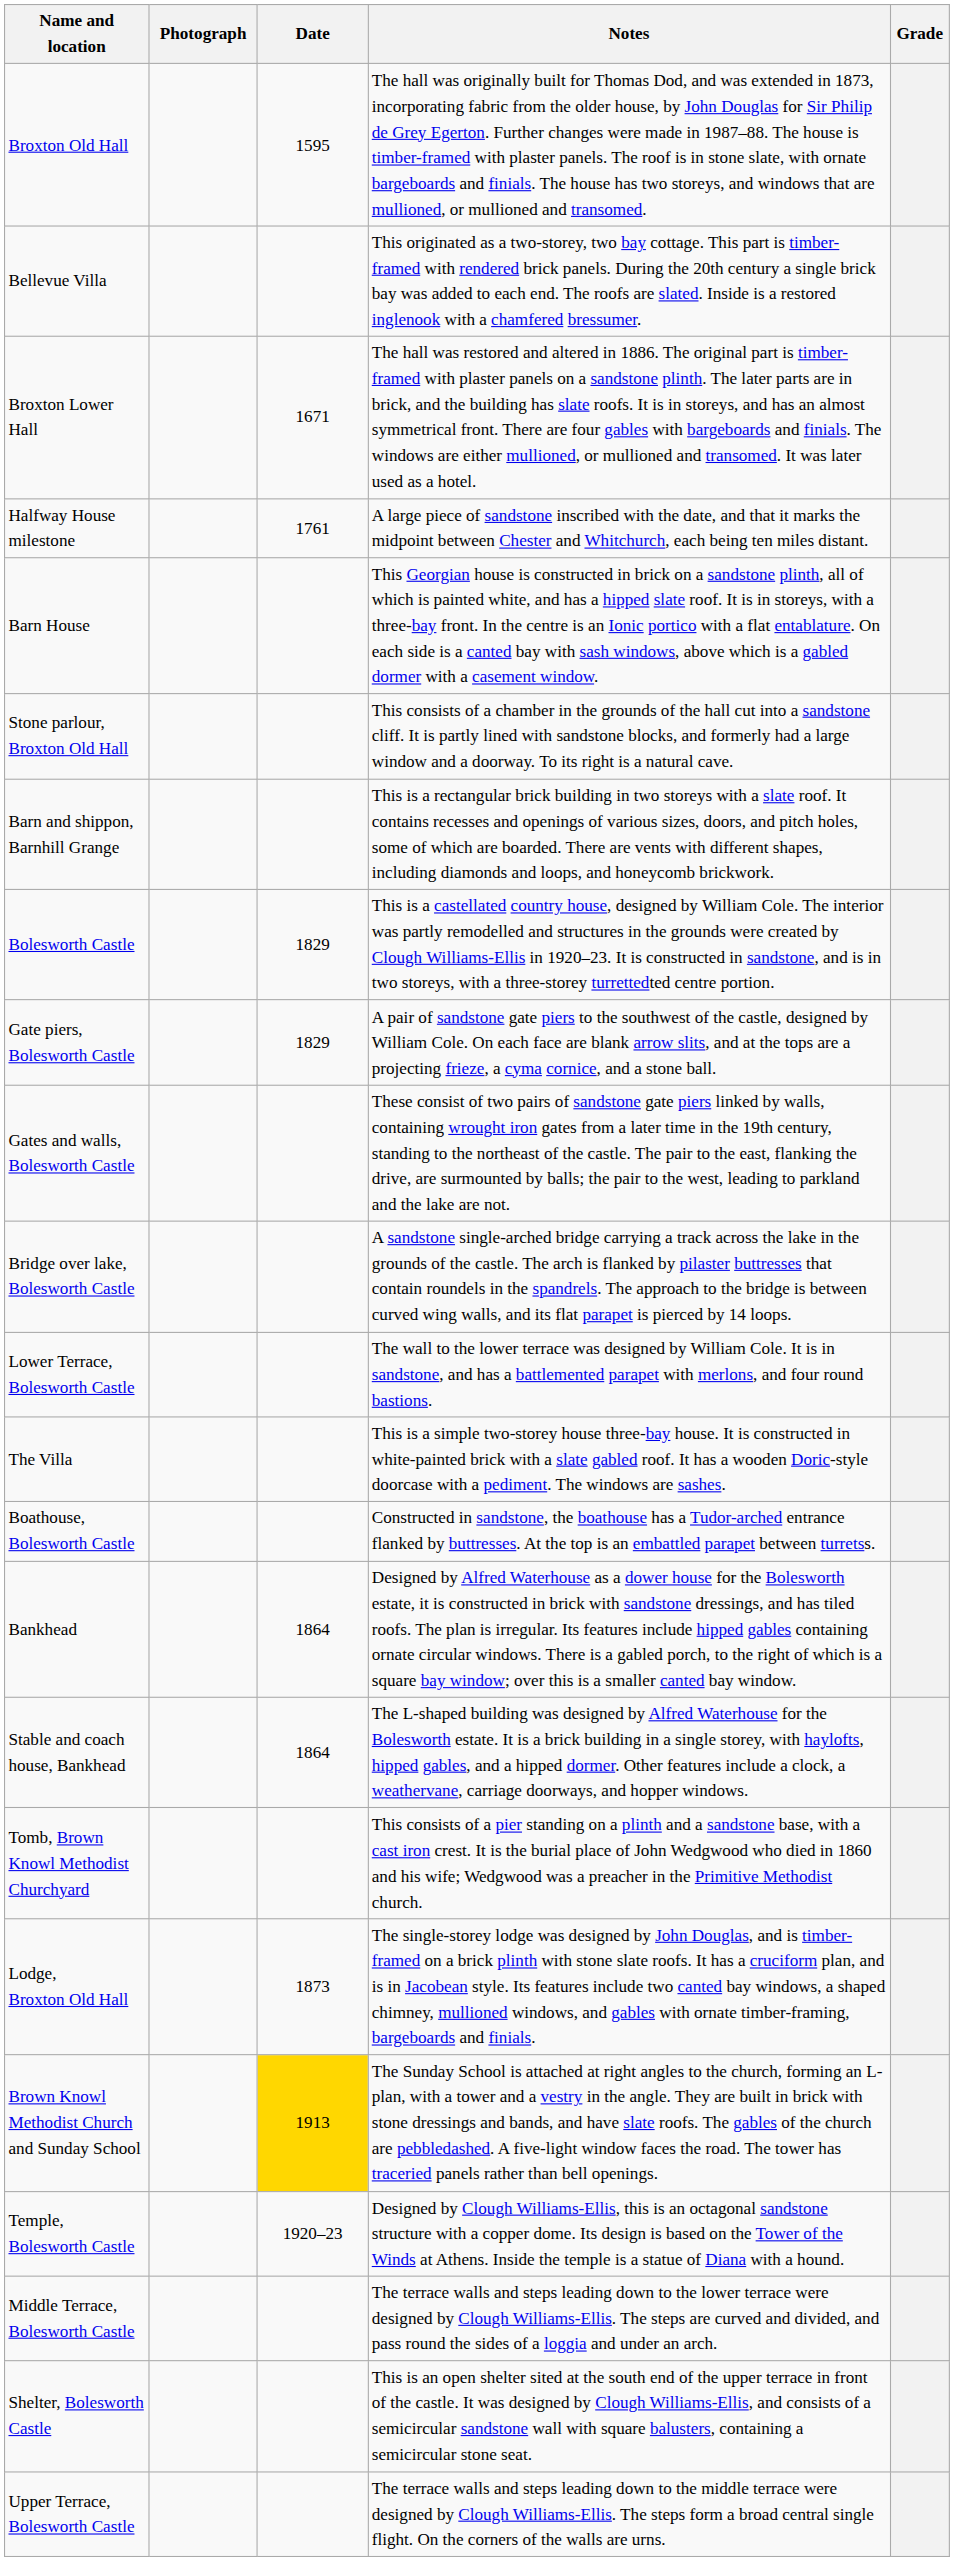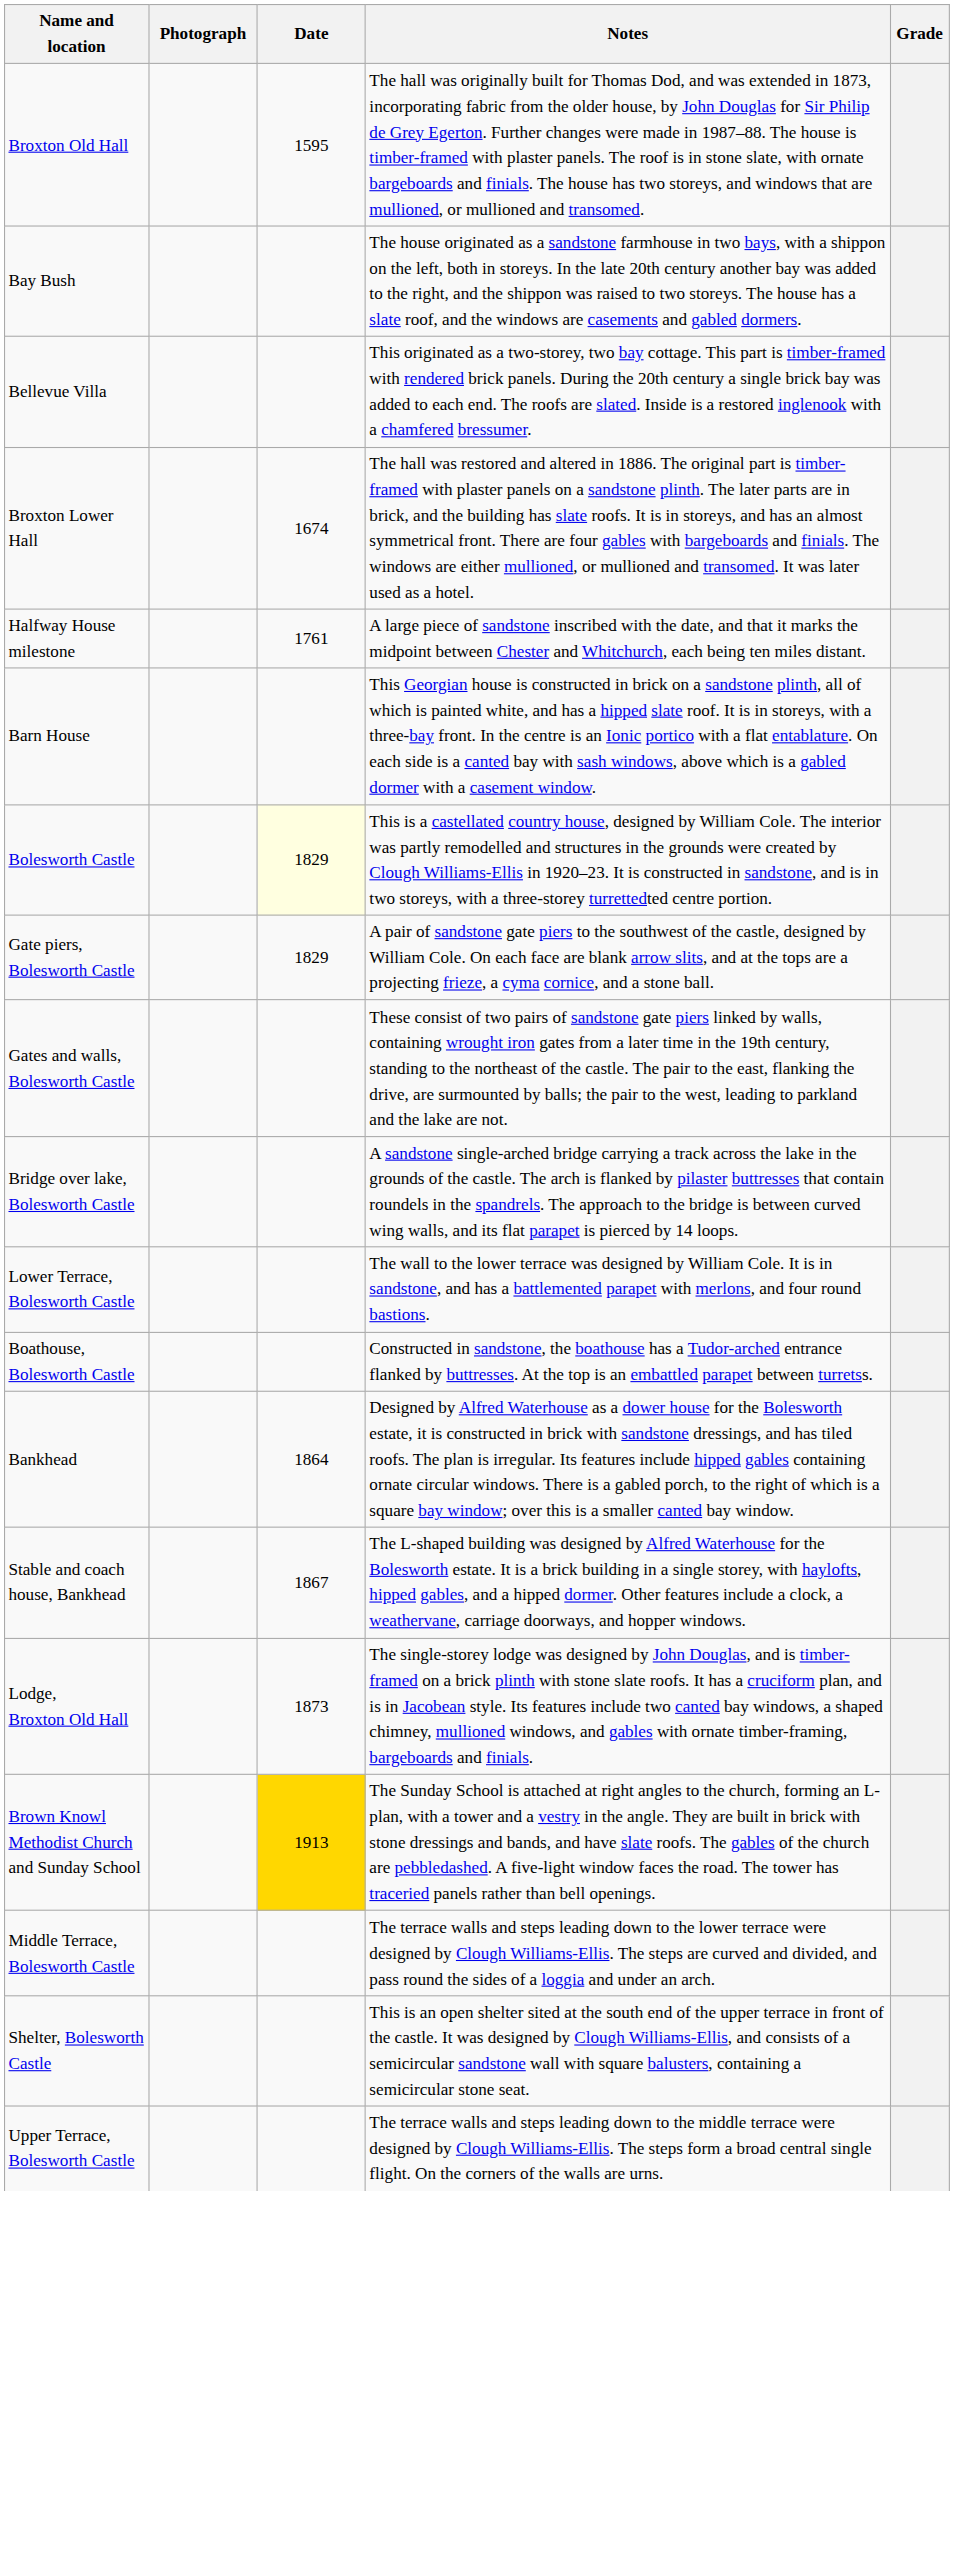+ row: (42, 281)
(313, 417) 1671 -> (311, 527) 1674
- row: (68, 736)
- row: (71, 834)
(313, 944) no background -> (311, 859) lightyellow background
- row: (40, 1459)
(313, 1752) 1864 -> (311, 1582) 1867
- row: (69, 1863)
- row: (71, 2233)
